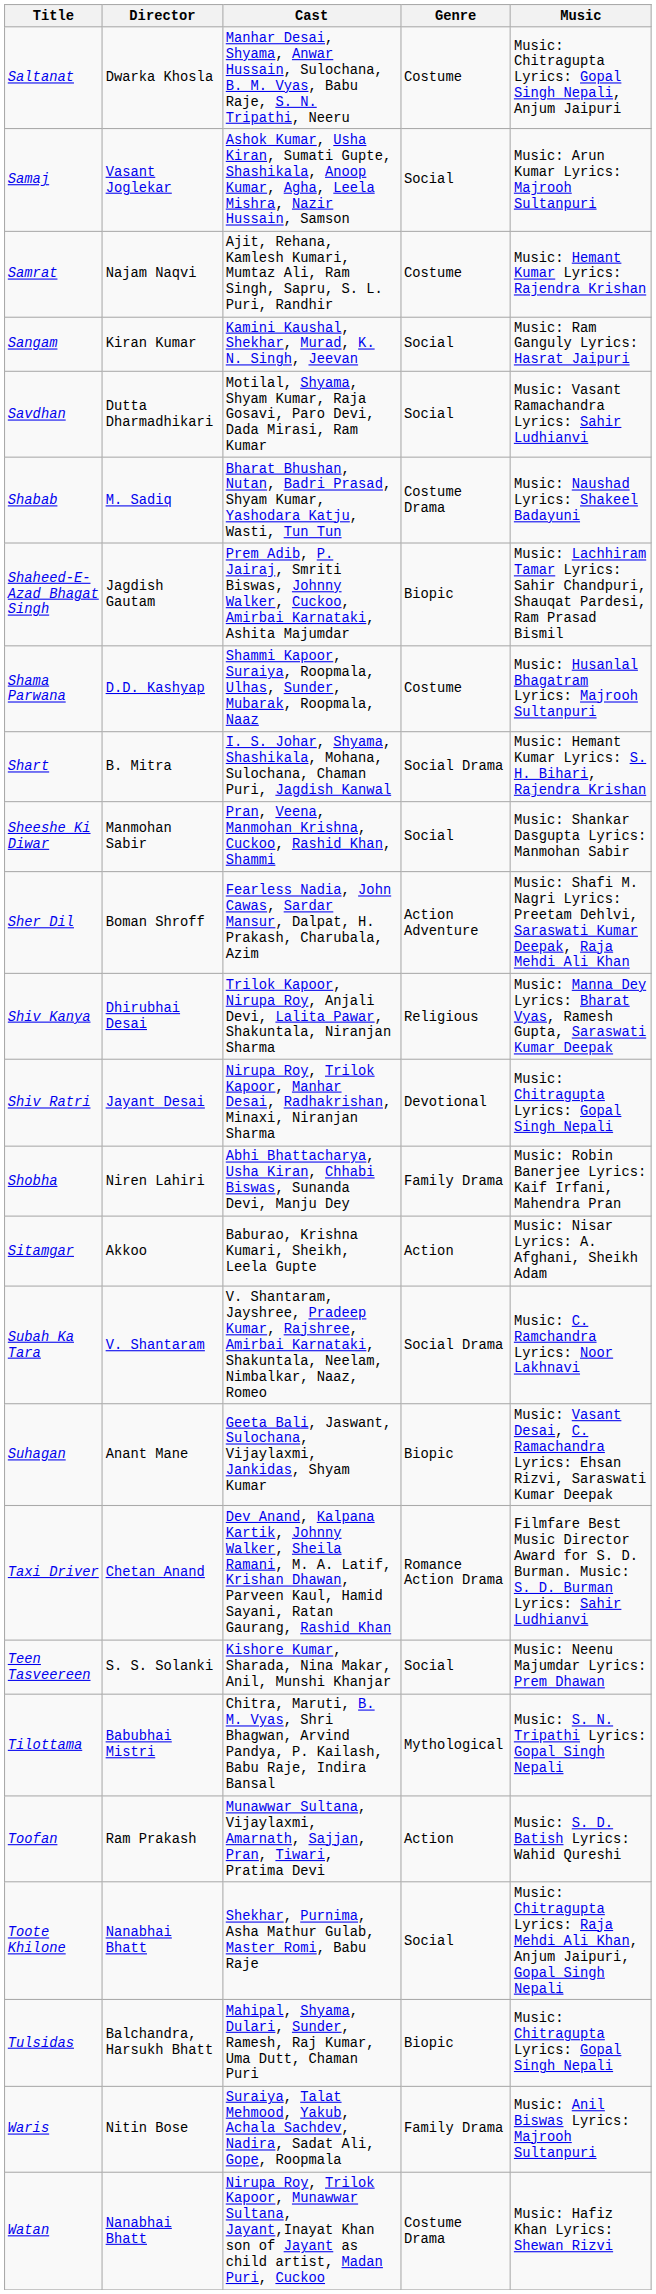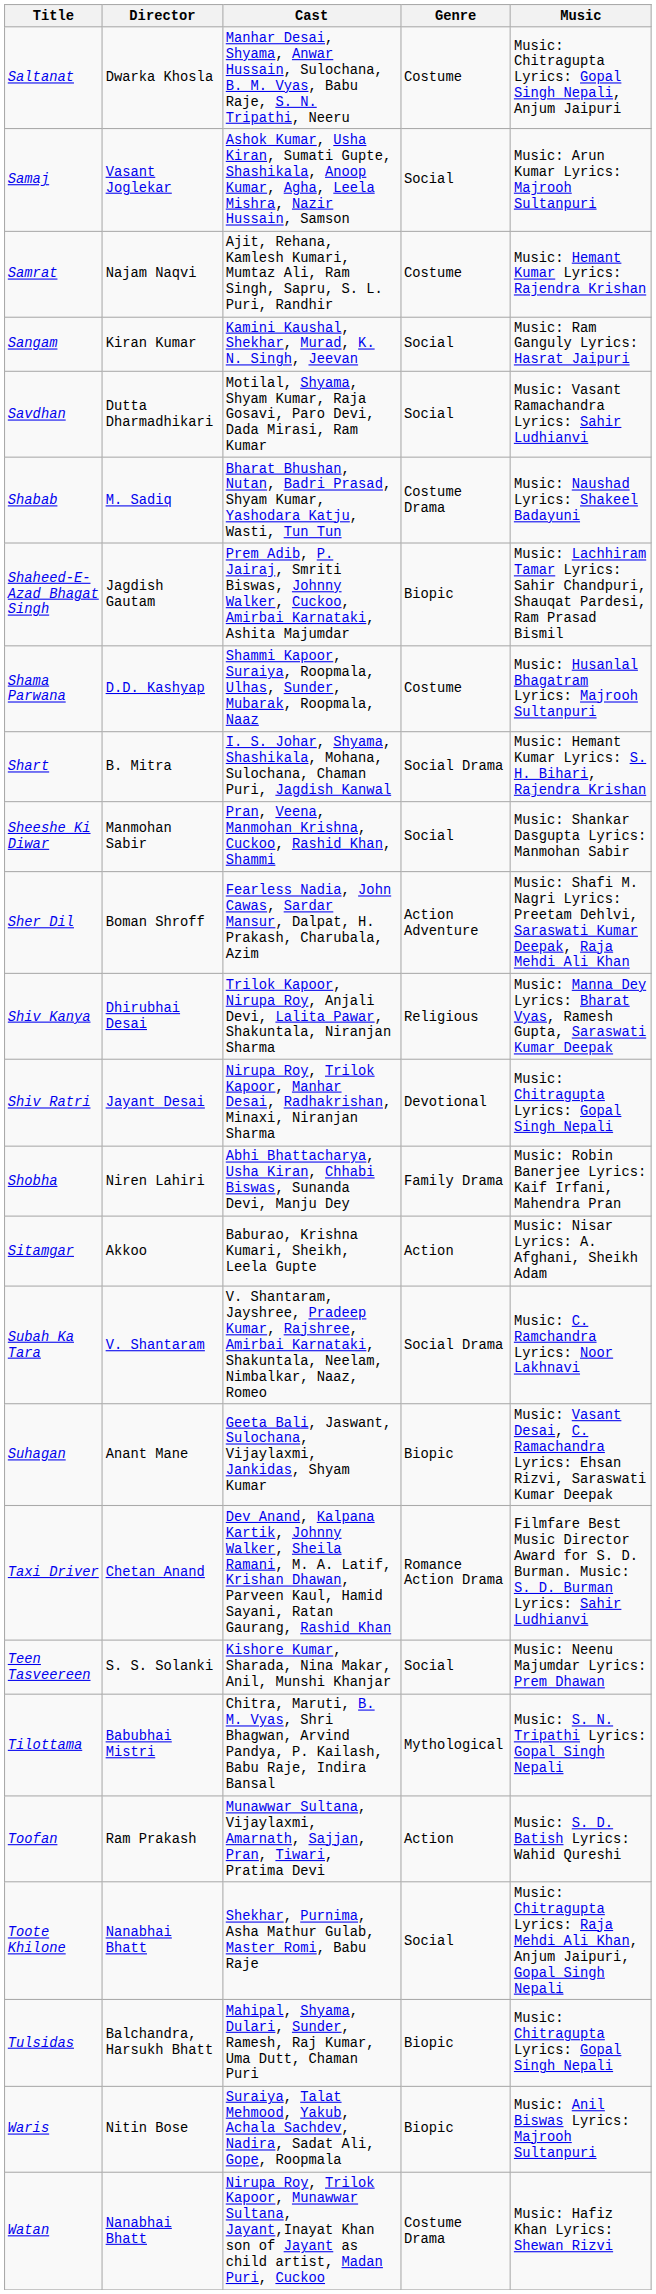(454, 2129) Family Drama -> (429, 2129) Biopic
